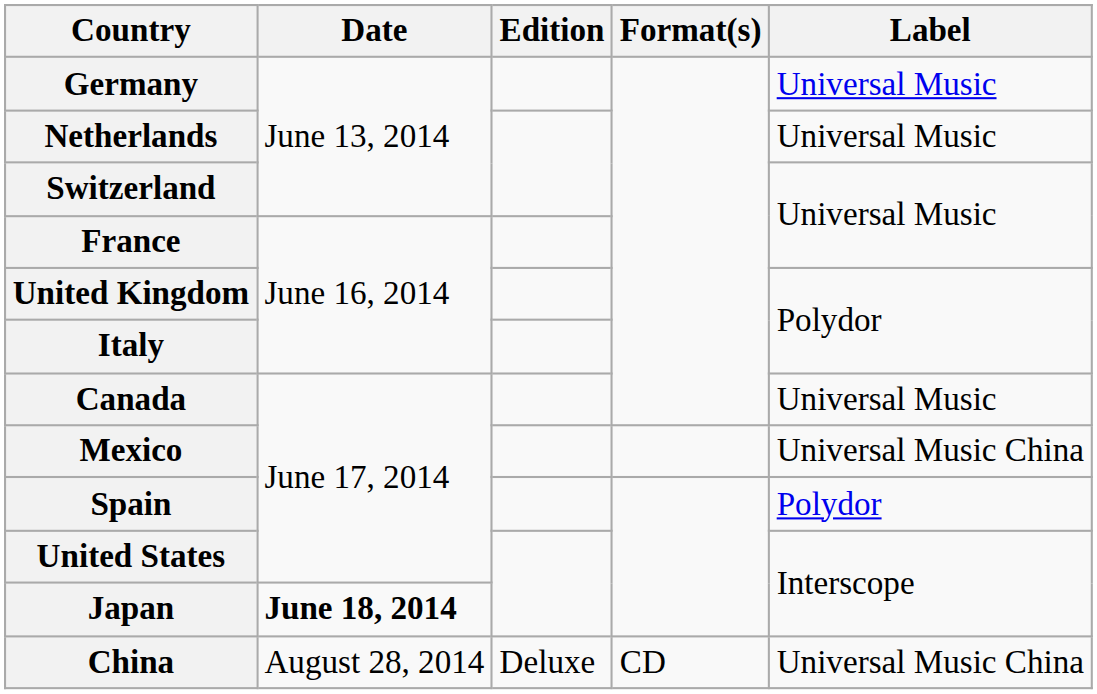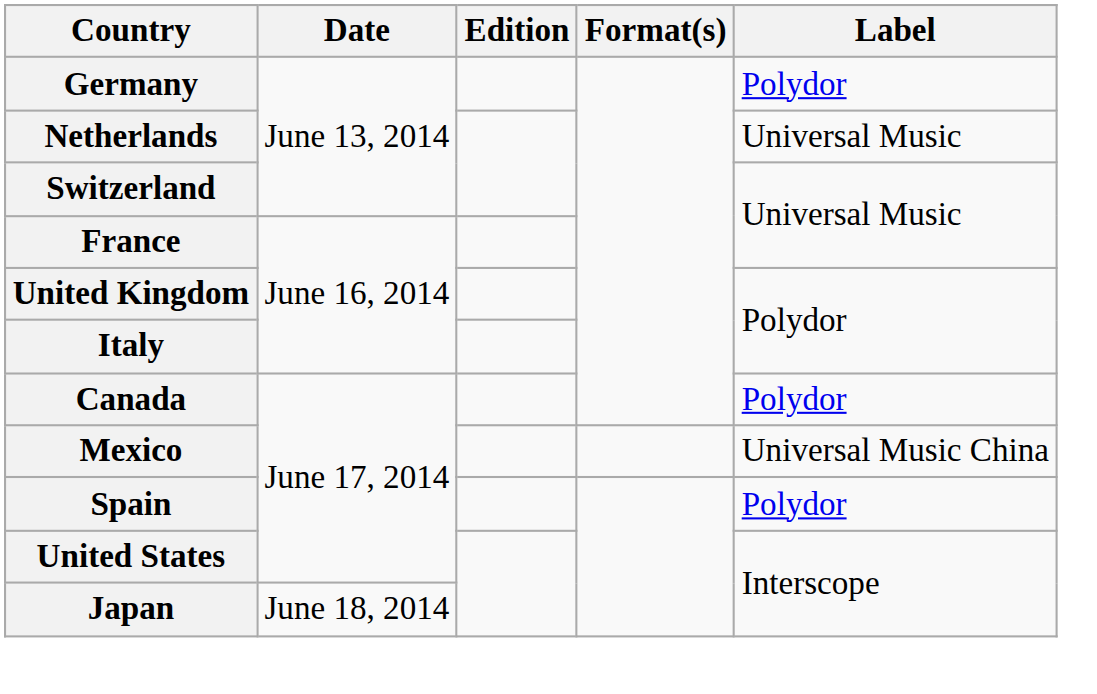(887, 83) Universal Music -> (794, 83) Polydor
(887, 398) Universal Music -> (794, 398) Polydor
(361, 608) bold -> (357, 608) normal
- row: (131, 661)
